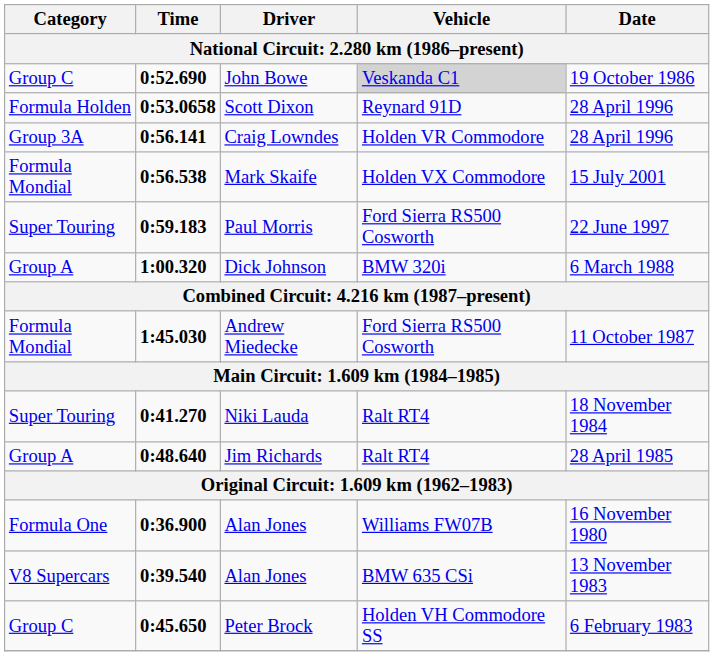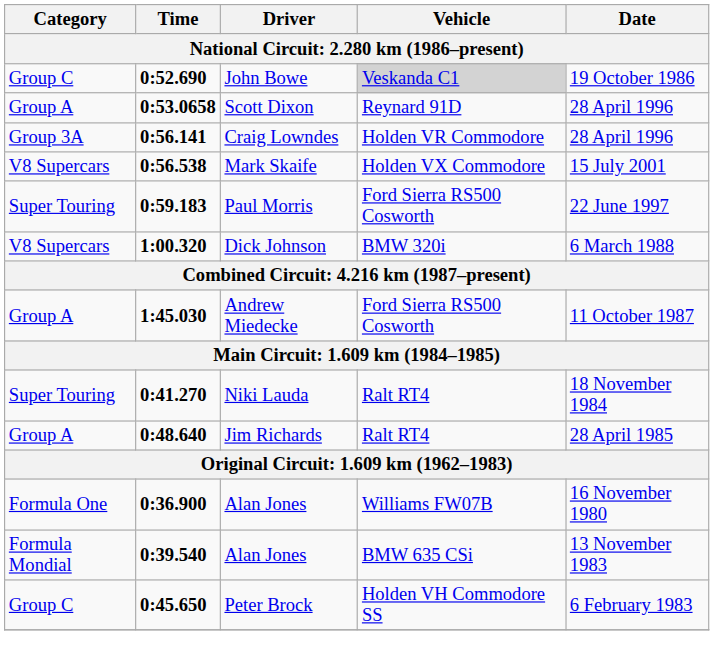(70, 107) Formula Holden -> (41, 107) Group A
(40, 176) Formula Mondial -> (59, 166) V8 Supercars
(41, 267) Group A -> (59, 246) V8 Supercars
(40, 336) Formula Mondial -> (41, 315) Group A
(59, 575) V8 Supercars -> (40, 554) Formula Mondial
